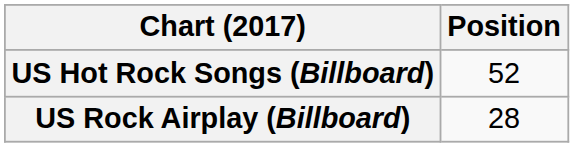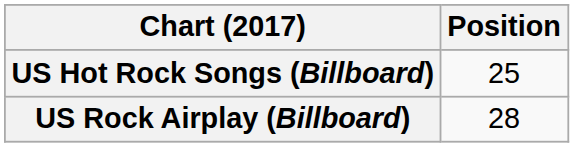(504, 73) 52 -> (504, 73) 25
